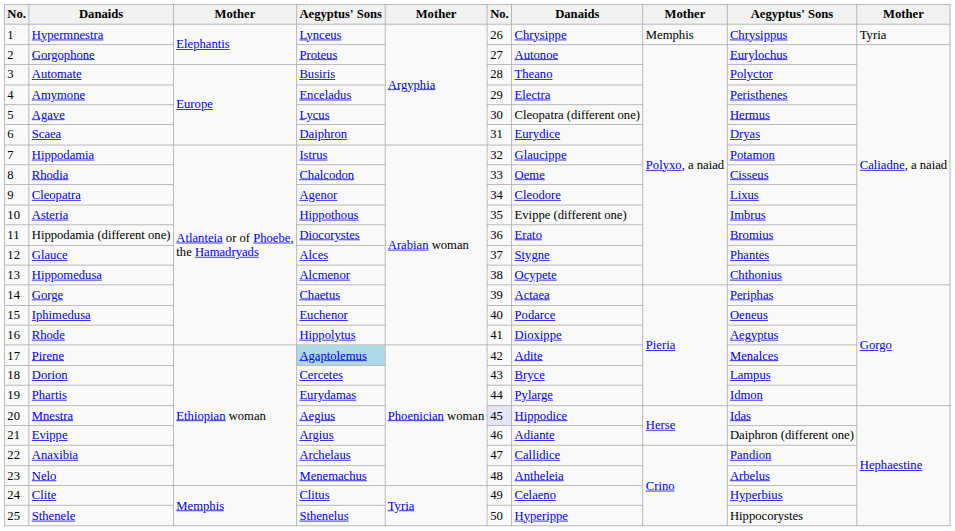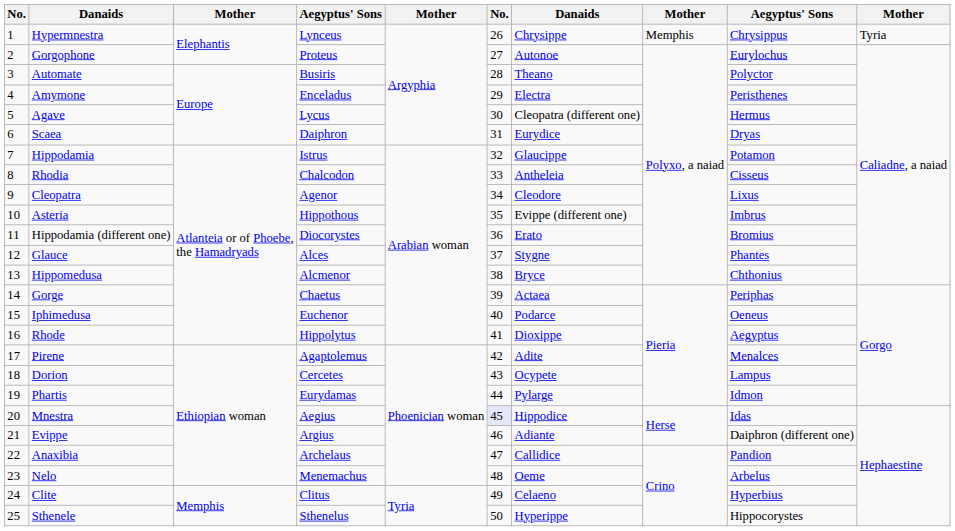(530, 174) Oeme -> (539, 174) Antheleia
(536, 275) Ocypete -> (530, 275) Bryce
(333, 355) lightblue background -> (333, 355) no background
(530, 375) Bryce -> (536, 375) Ocypete
(539, 475) Antheleia -> (530, 475) Oeme
